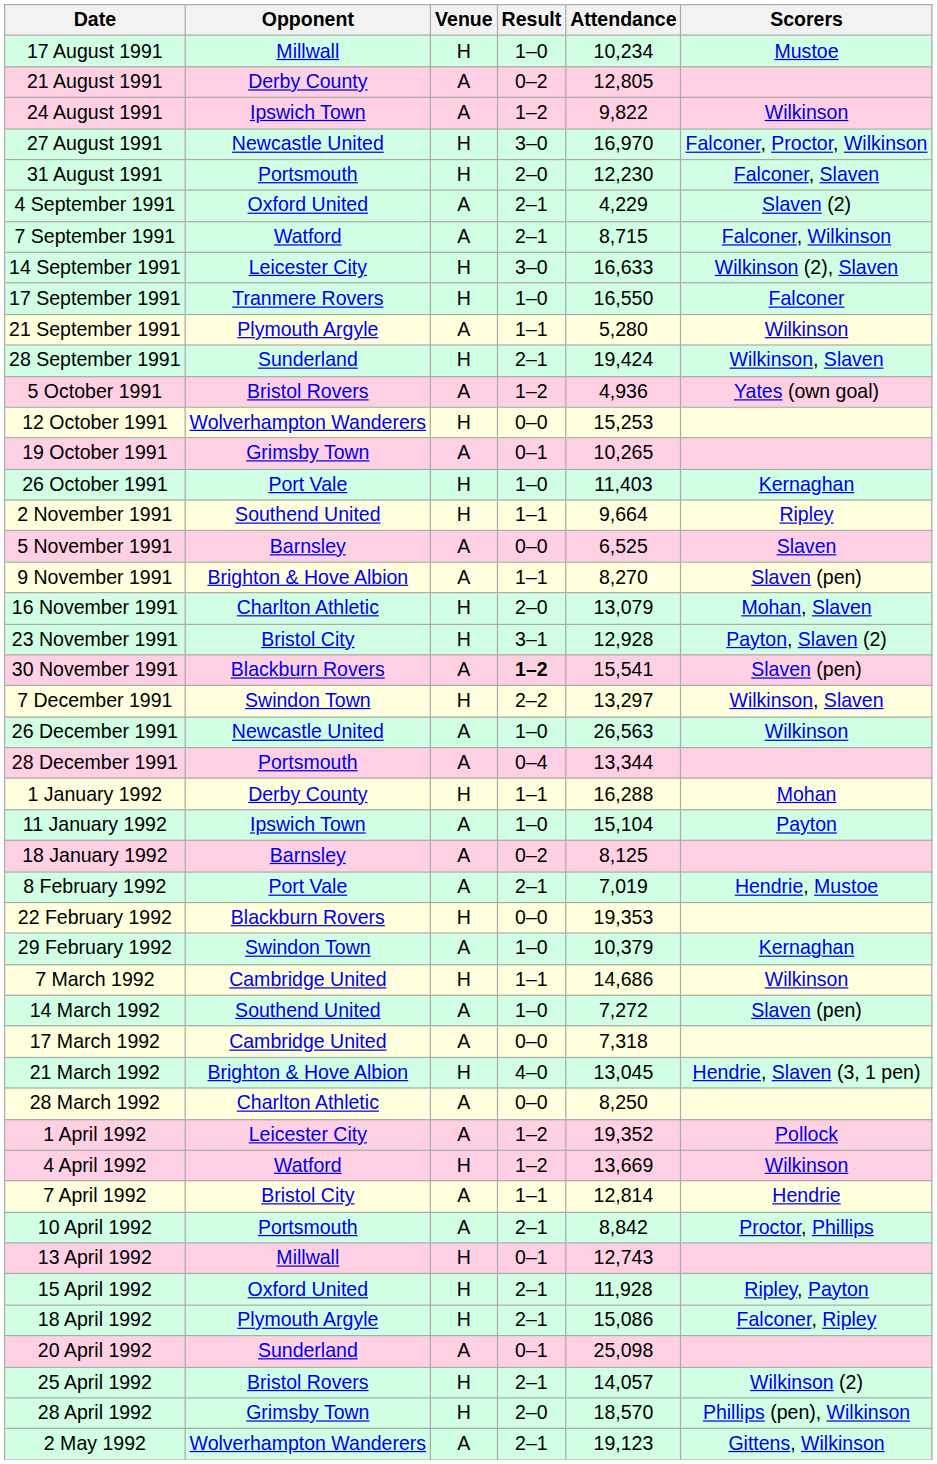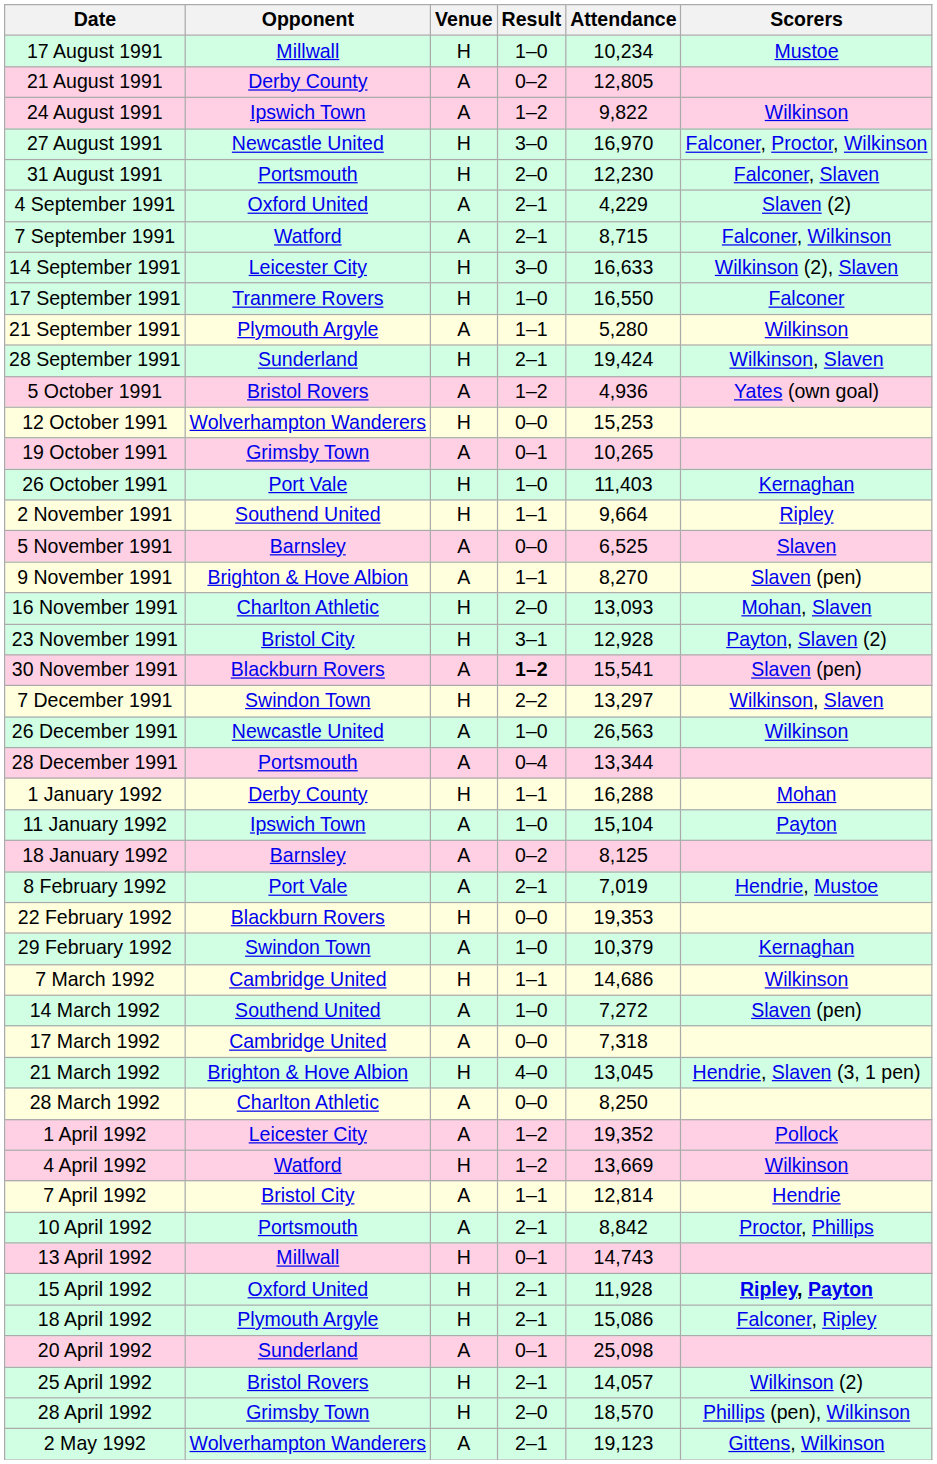(623, 608) 13,079 -> (623, 608) 13,093
(623, 1258) 12,743 -> (623, 1258) 14,743
(807, 1289) normal -> (807, 1289) bold
